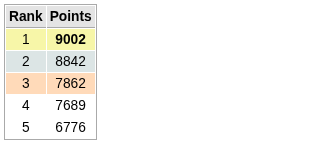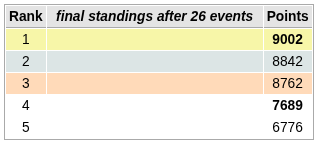+ column: (155, 16)
(71, 84) 7862 -> (288, 84) 8762
(71, 106) normal -> (288, 106) bold
